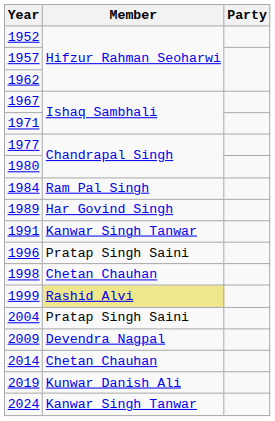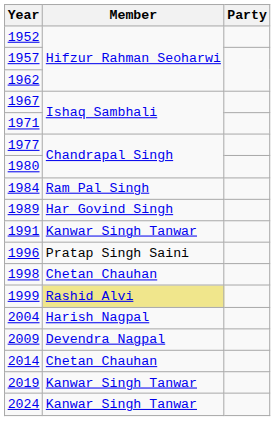(117, 318) Pratap Singh Saini -> (98, 318) Harish Nagpal
(113, 383) Kunwar Danish Ali -> (121, 383) Kanwar Singh Tanwar
